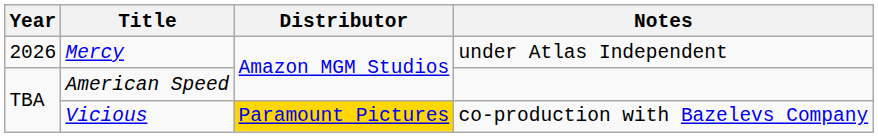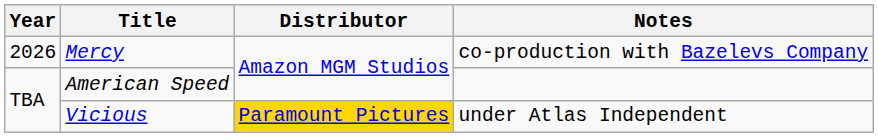(593, 52) under Atlas Independent -> (663, 52) co-production with Bazelevs Company
(663, 116) co-production with Bazelevs Company -> (593, 116) under Atlas Independent
